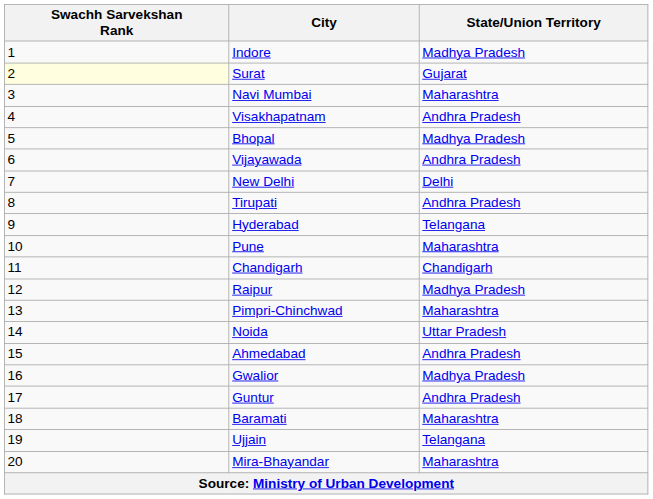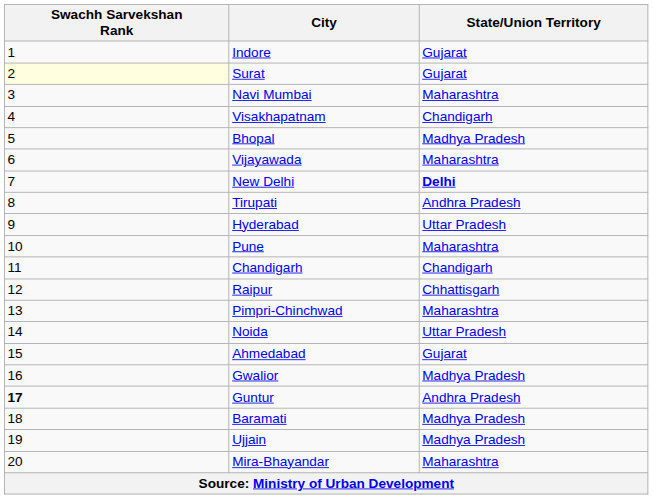(474, 52) Madhya Pradesh -> (445, 52) Gujarat
(471, 116) Andhra Pradesh -> (457, 116) Chandigarh
(471, 159) Andhra Pradesh -> (460, 159) Maharashtra
(438, 181) normal -> (439, 181) bold
(454, 224) Telangana -> (464, 224) Uttar Pradesh
(474, 289) Madhya Pradesh -> (461, 289) Chhattisgarh
(471, 354) Andhra Pradesh -> (445, 354) Gujarat
(15, 397) normal -> (15, 397) bold
(460, 418) Maharashtra -> (474, 418) Madhya Pradesh
(454, 440) Telangana -> (474, 440) Madhya Pradesh
